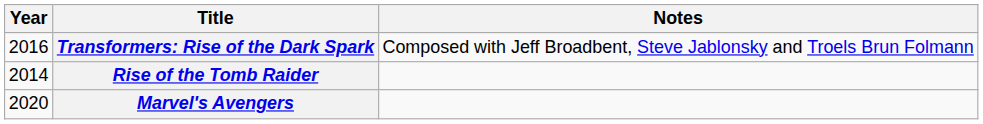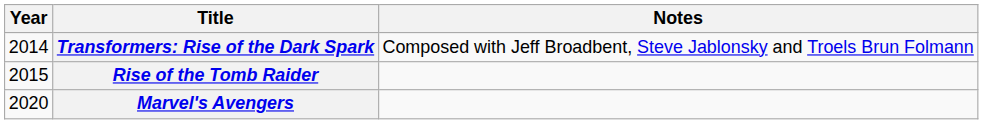(29, 47) 2016 -> (29, 47) 2014
(29, 75) 2014 -> (29, 75) 2015
